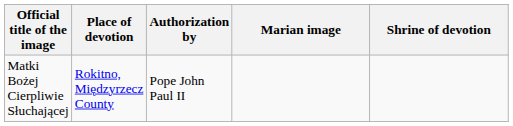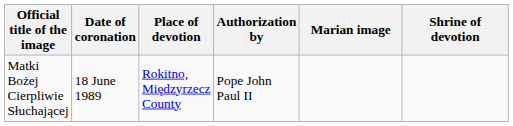+ column: (105, 29)
